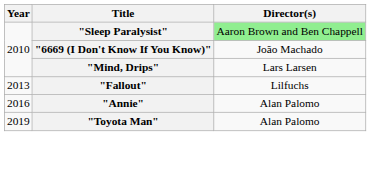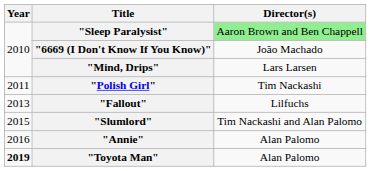+ row: (123, 85)
+ row: (123, 121)
(18, 121) normal -> (18, 157) bold
